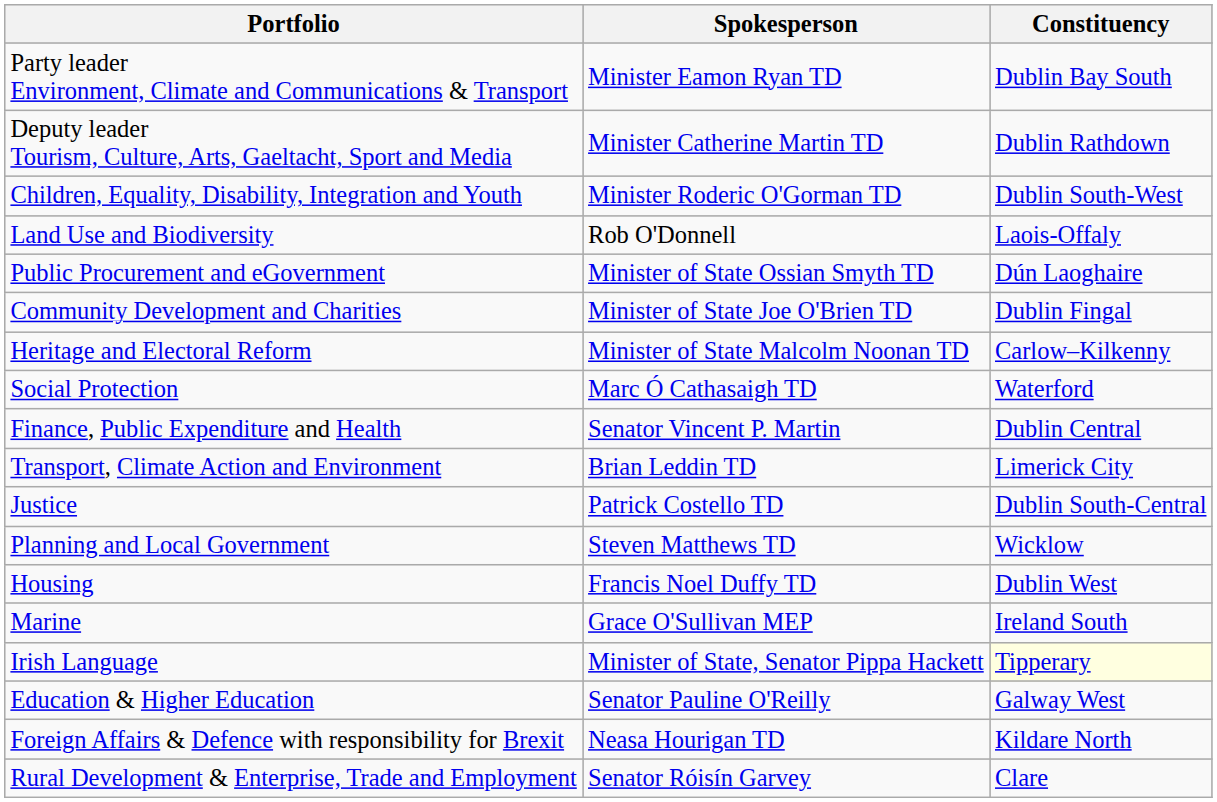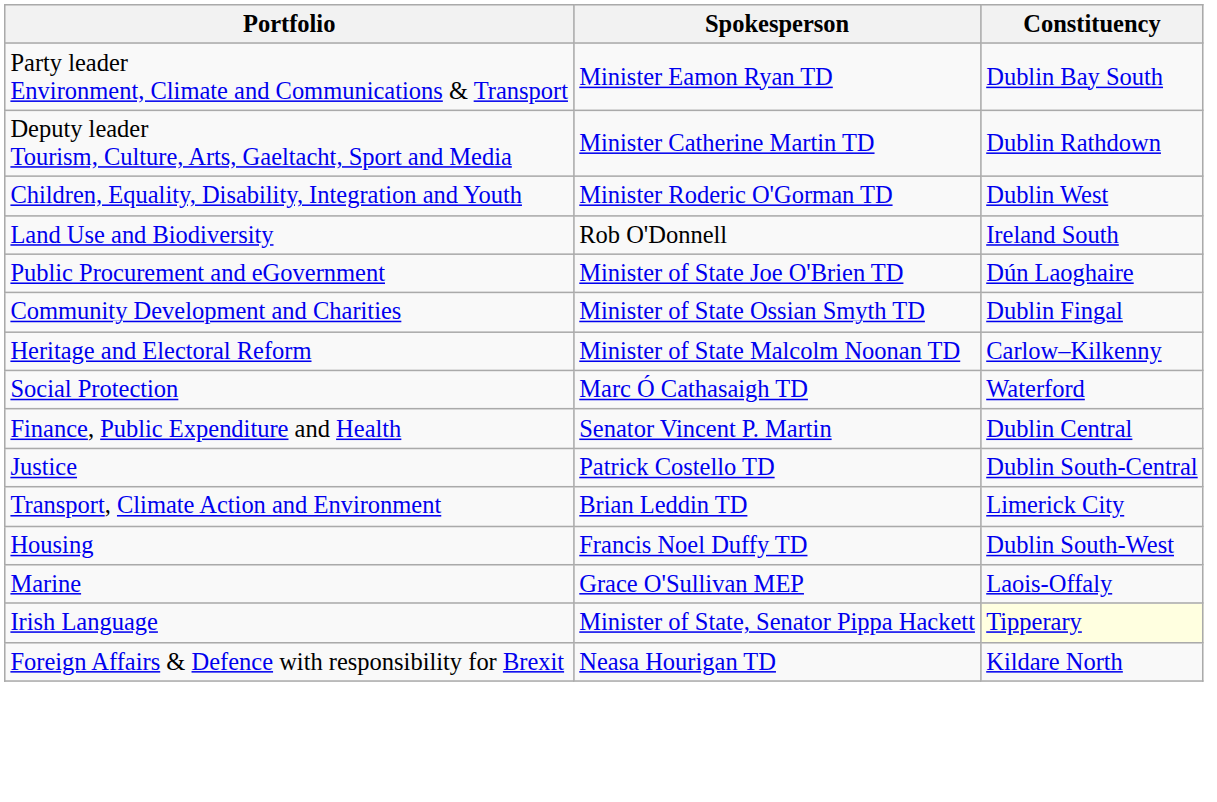(1089, 195) Dublin South-West -> (1047, 195) Dublin West
(1058, 234) Laois-Offaly -> (1053, 234) Ireland South
(761, 273) Minister of State Ossian Smyth TD -> (741, 273) Minister of State Joe O'Brien TD
(750, 311) Minister of State Joe O'Brien TD -> (752, 311) Minister of State Ossian Smyth TD
rows swapped: (226, 467) <-> (44, 506)
- row: (170, 544)
(1056, 583) Dublin West -> (1080, 544) Dublin South-West
(1061, 622) Ireland South -> (1049, 583) Laois-Offaly
- row: (162, 700)
- row: (294, 777)
